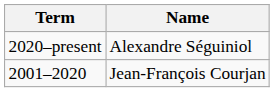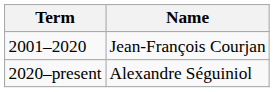rows swapped: (47, 73) <-> (55, 45)
